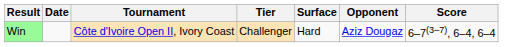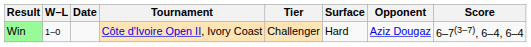+ column: (57, 13)
